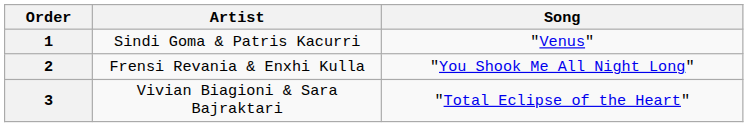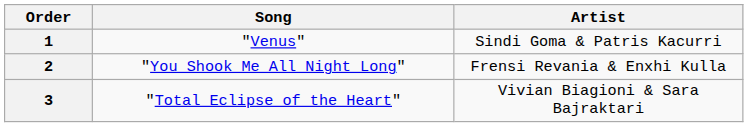columns swapped: (237, 17) <-> (562, 17)
